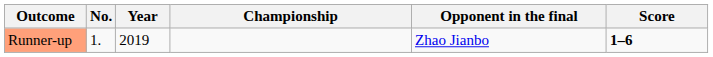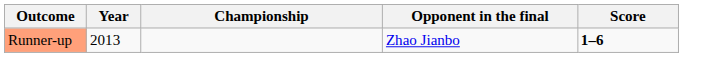- column: (101, 16)
(134, 40) 2019 -> (105, 40) 2013
